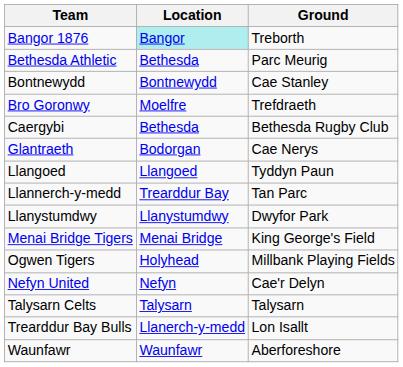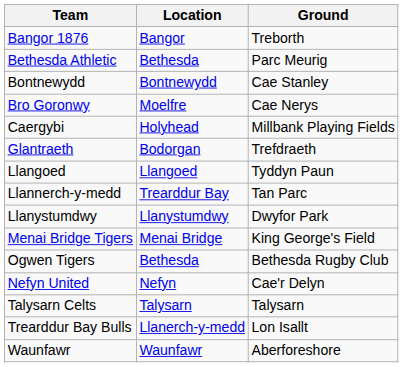(162, 37) paleturquoise background -> (162, 37) no background
(284, 104) Trefdraeth -> (285, 104) Cae Nerys
(169, 127) Bethesda -> (169, 127) Holyhead
(320, 127) Bethesda Rugby Club -> (323, 127) Millbank Playing Fields
(285, 149) Cae Nerys -> (284, 149) Trefdraeth
(169, 261) Holyhead -> (169, 261) Bethesda
(323, 261) Millbank Playing Fields -> (320, 261) Bethesda Rugby Club
